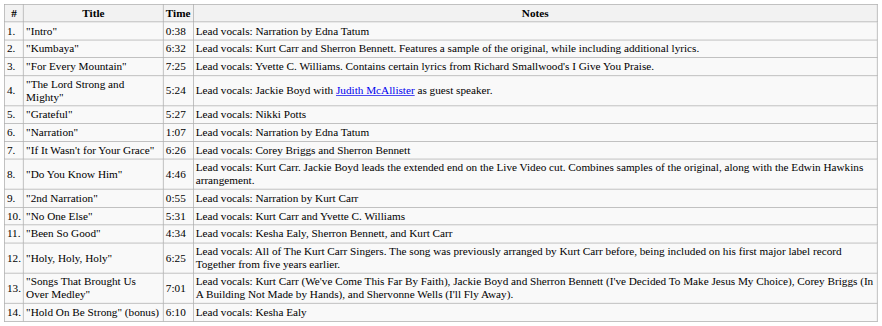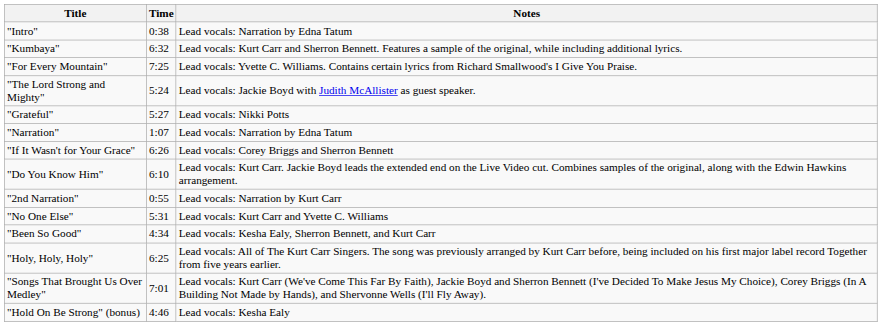- column: (14, 13)
(176, 174) 4:46 -> (159, 174) 6:10
(176, 312) 6:10 -> (159, 312) 4:46
